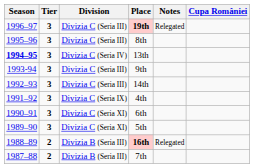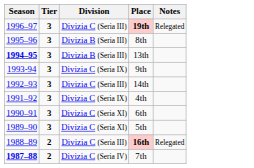- column: (218, 12)
(94, 41) Divizia C (Seria III) -> (94, 41) Divizia B (Seria III)
(94, 55) Divizia C (Seria IV) -> (94, 55) Divizia B (Seria III)
(94, 70) Divizia C (Seria III) -> (94, 70) Divizia C (Seria IX)
(94, 142) Divizia B (Seria III) -> (94, 142) Divizia C (Seria III)
(22, 157) normal -> (22, 157) bold
(94, 157) Divizia B (Seria III) -> (94, 157) Divizia C (Seria IV)
